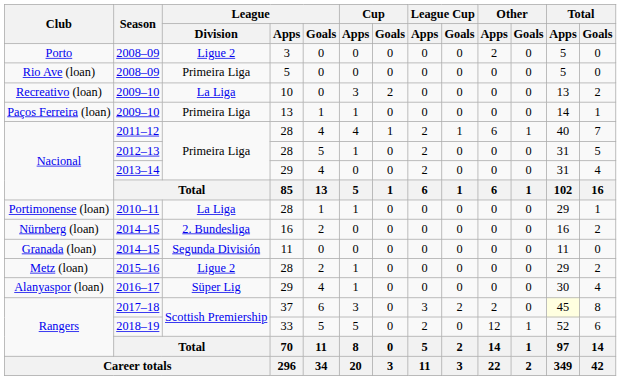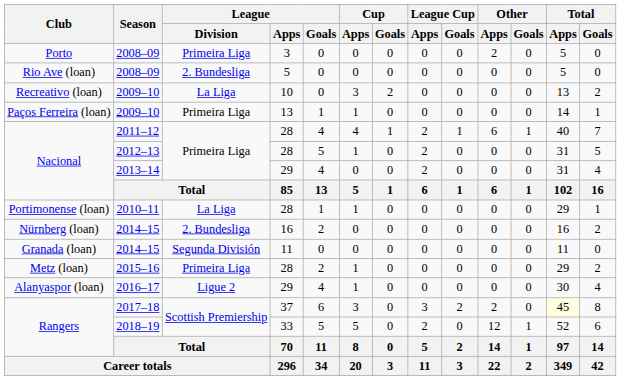(216, 53) Ligue 2 -> (216, 53) Primeira Liga
(216, 72) Primeira Liga -> (216, 72) 2. Bundesliga
(216, 268) Ligue 2 -> (216, 268) Primeira Liga
(216, 287) Süper Lig -> (216, 287) Ligue 2
